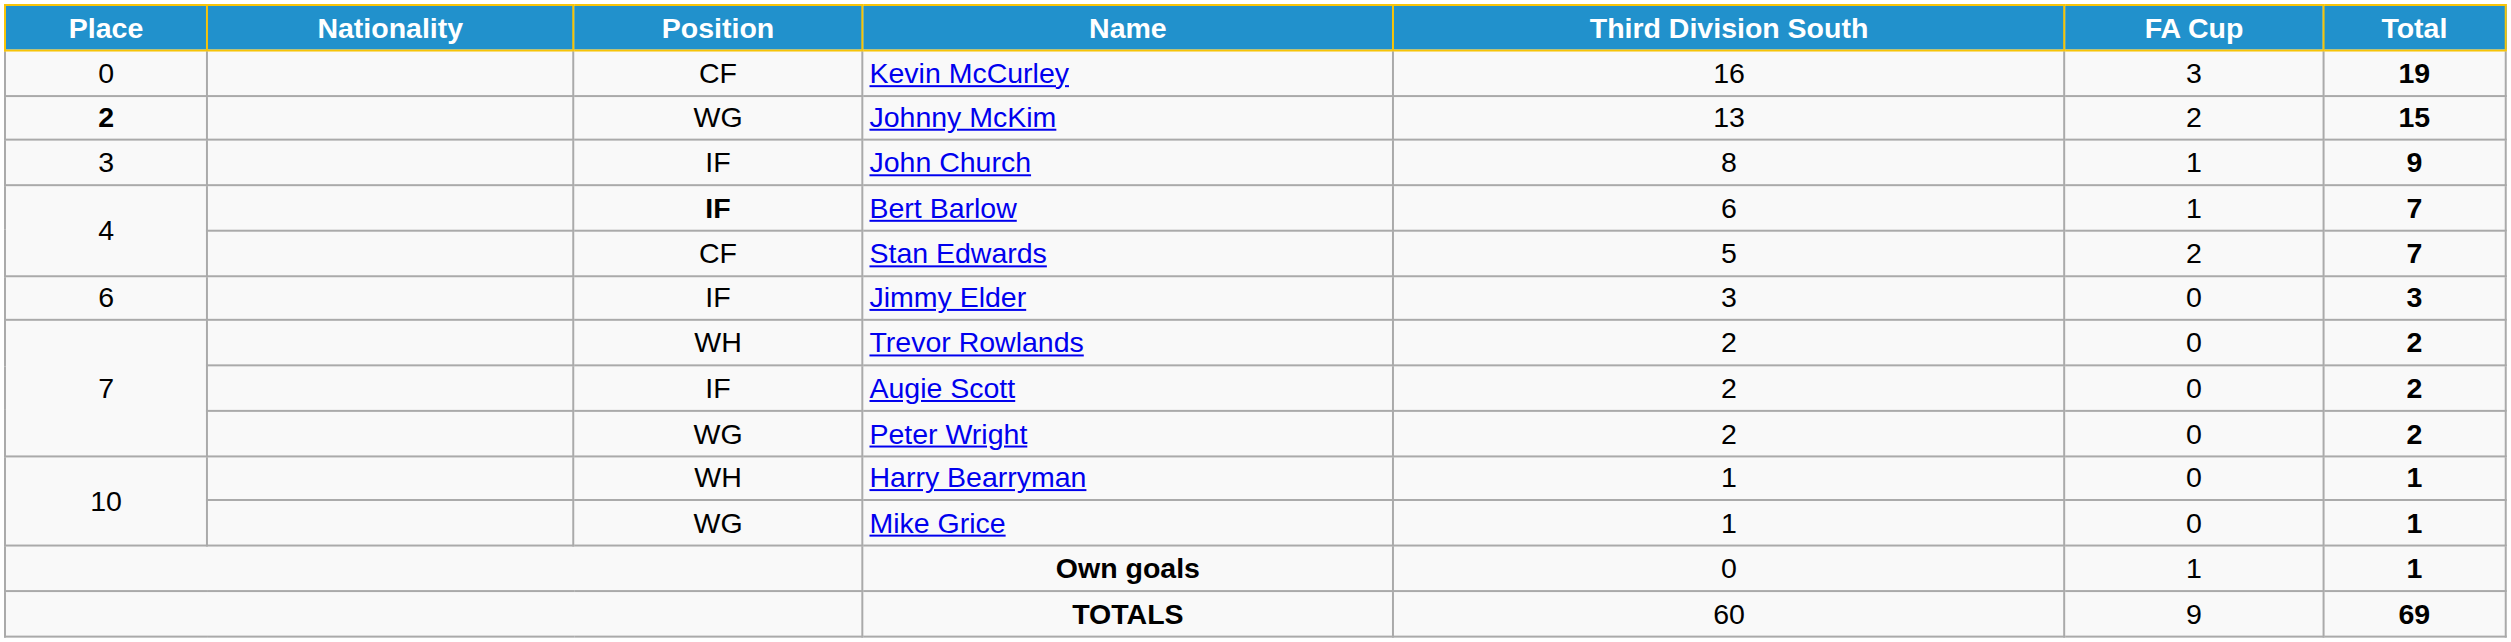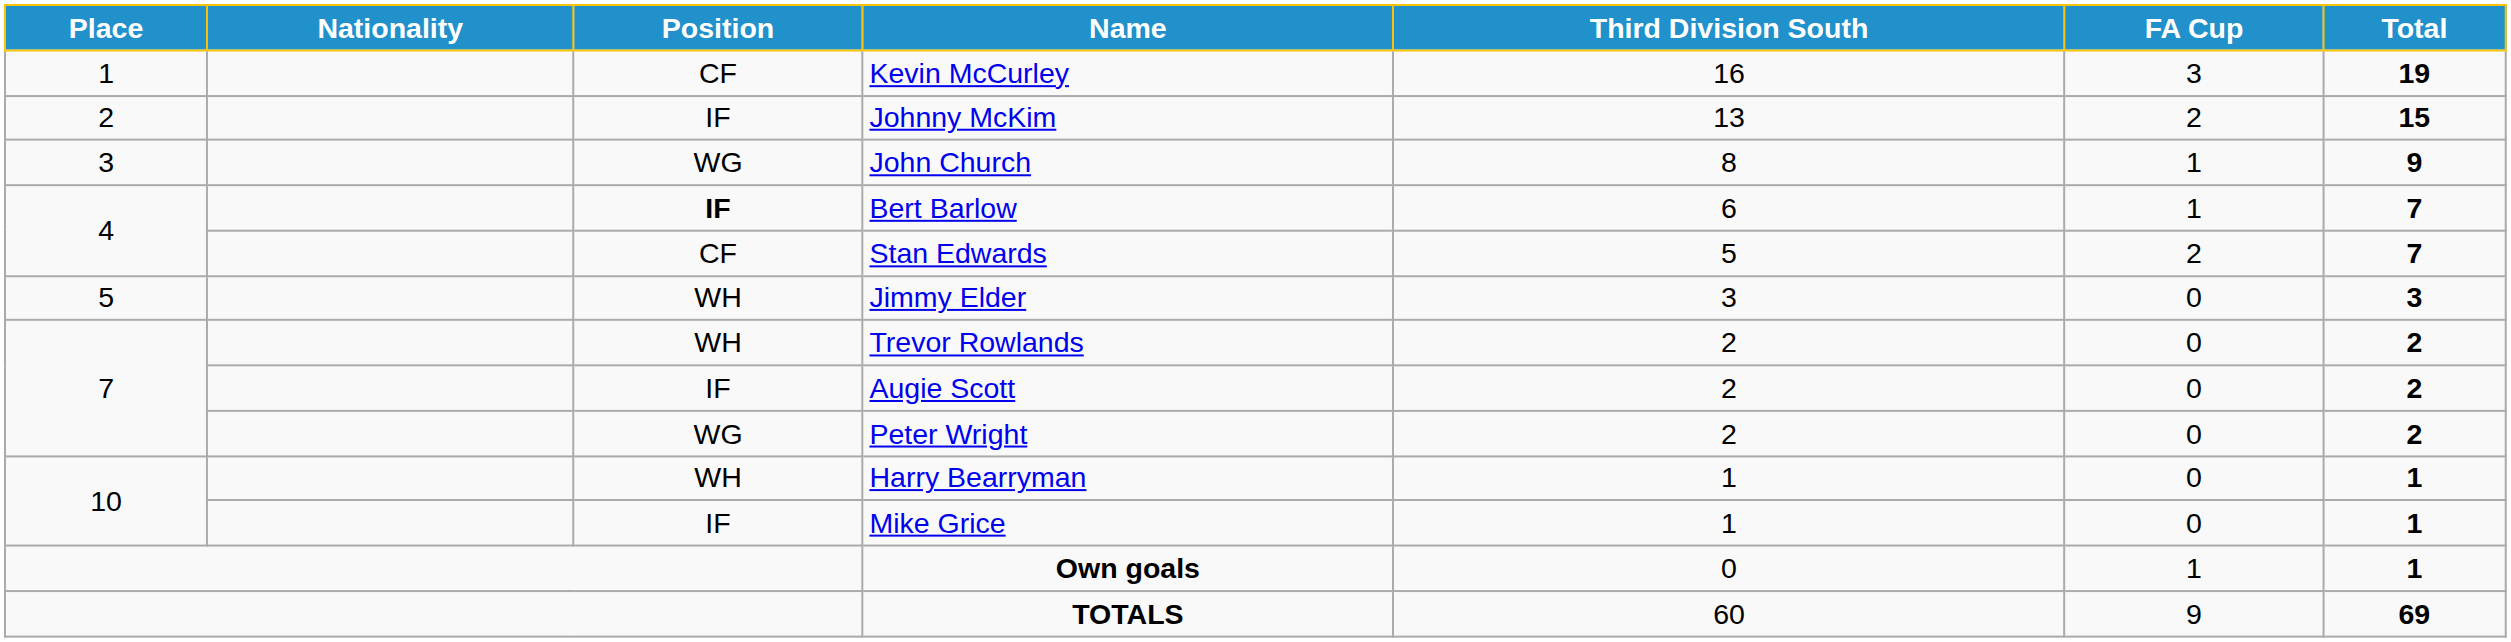(106, 73) 0 -> (106, 73) 1
(106, 118) bold -> (106, 118) normal
(718, 118) WG -> (718, 118) IF
(718, 163) IF -> (718, 163) WG
(106, 298) 6 -> (106, 298) 5
(718, 298) IF -> (718, 298) WH
(718, 523) WG -> (718, 523) IF
